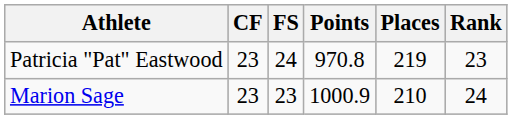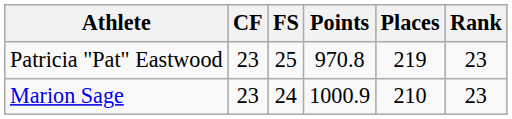(286, 59) 24 -> (286, 59) 25
(286, 96) 23 -> (286, 96) 24
(476, 96) 24 -> (476, 96) 23
